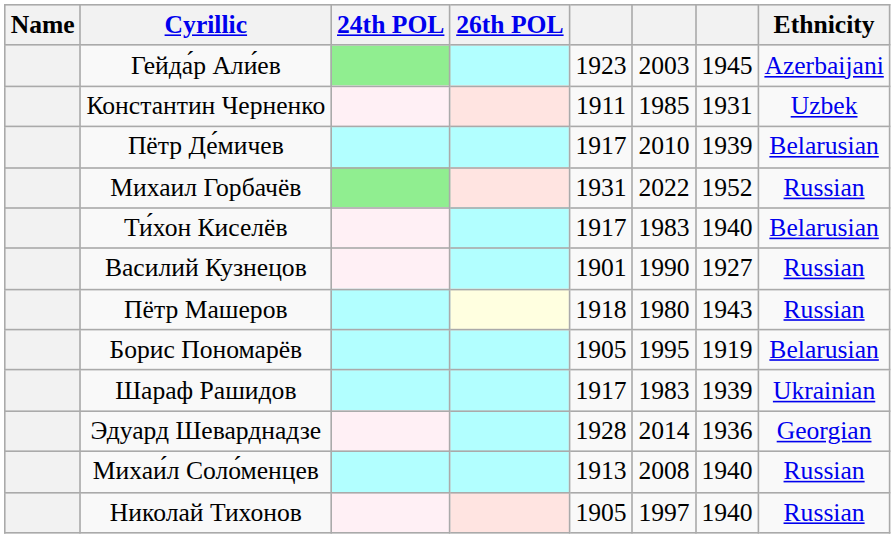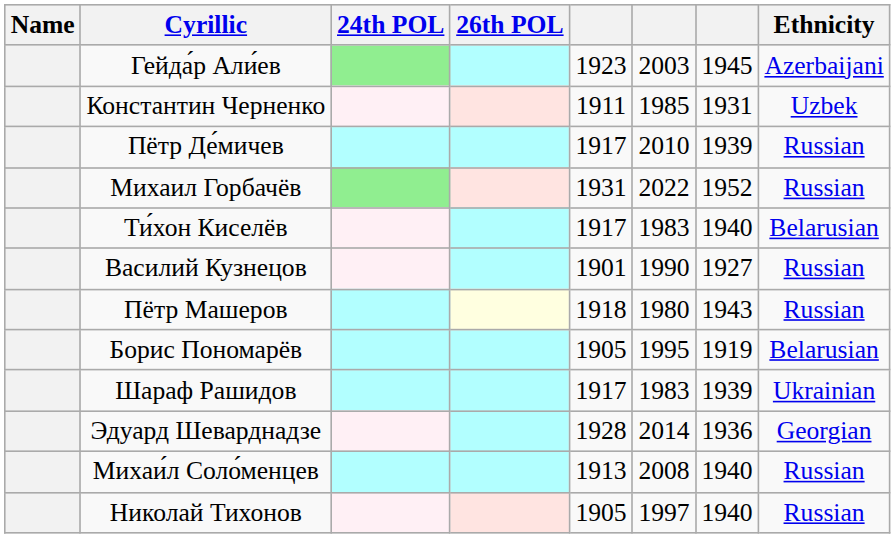(824, 146) Belarusian -> (824, 146) Russian
